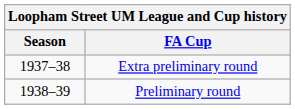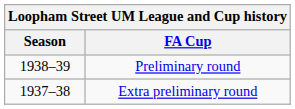rows swapped: (188, 66) <-> (188, 91)
